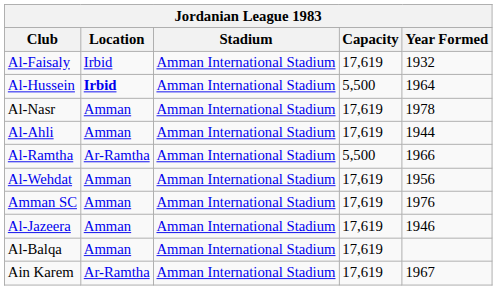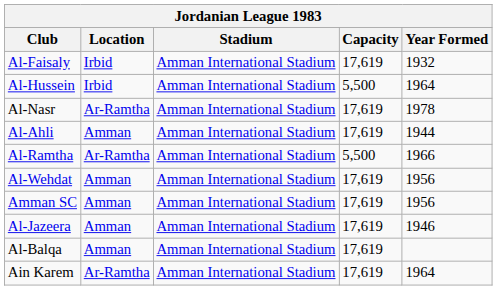(100, 86) bold -> (98, 86) normal
(107, 109) Amman -> (117, 109) Ar-Ramtha
(420, 202) 1976 -> (420, 202) 1956
(420, 272) 1967 -> (420, 272) 1964
